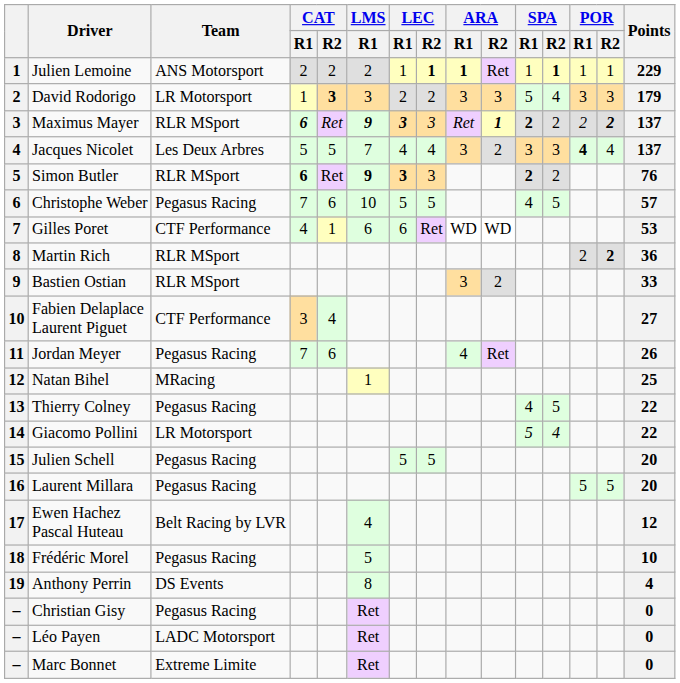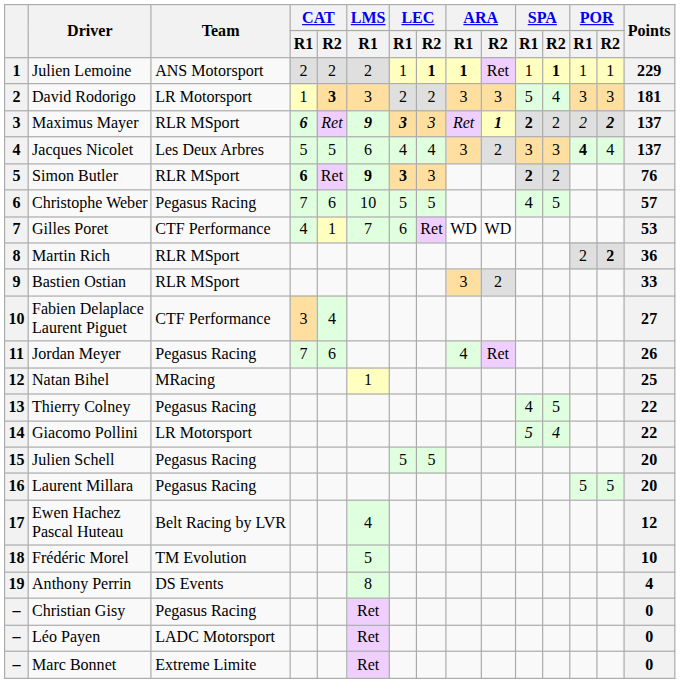(649, 96) 179 -> (649, 96) 181
(368, 149) 7 -> (368, 149) 6
(368, 229) 6 -> (368, 229) 7
(206, 558) Pegasus Racing -> (201, 558) TM Evolution
